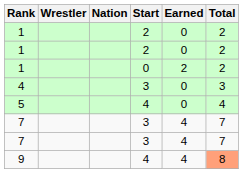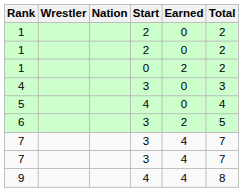+ row: (21, 123)
(222, 159) lightsalmon background -> (222, 178) no background
